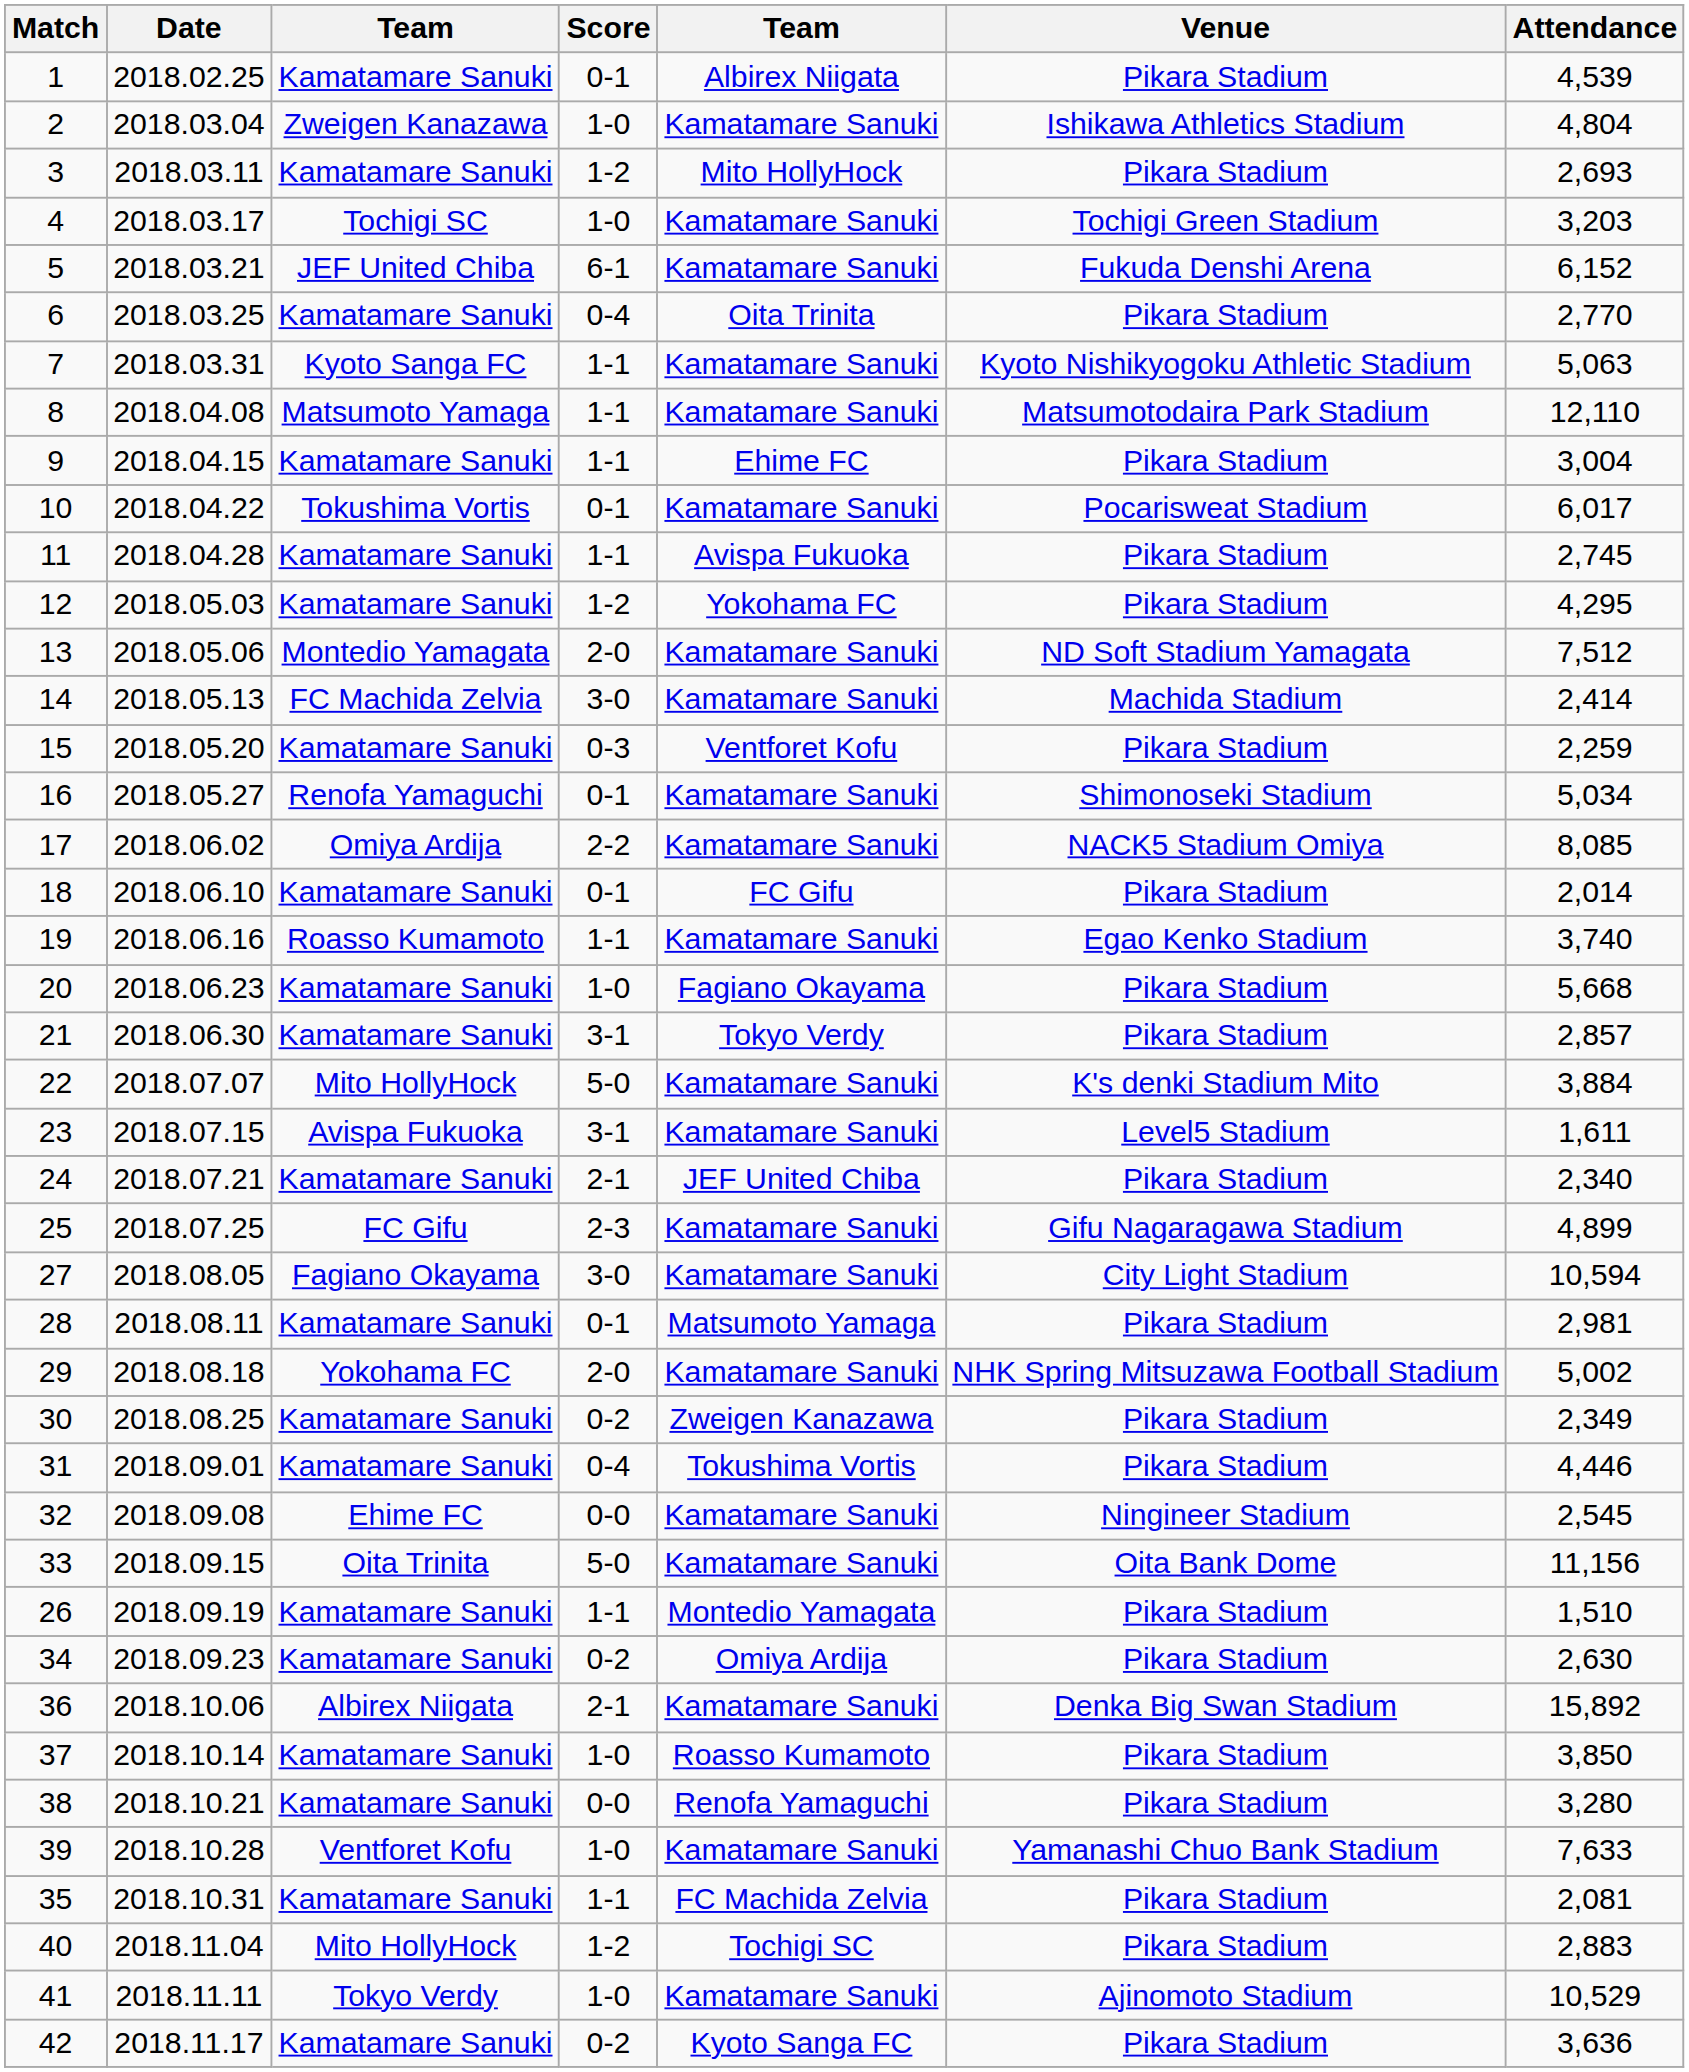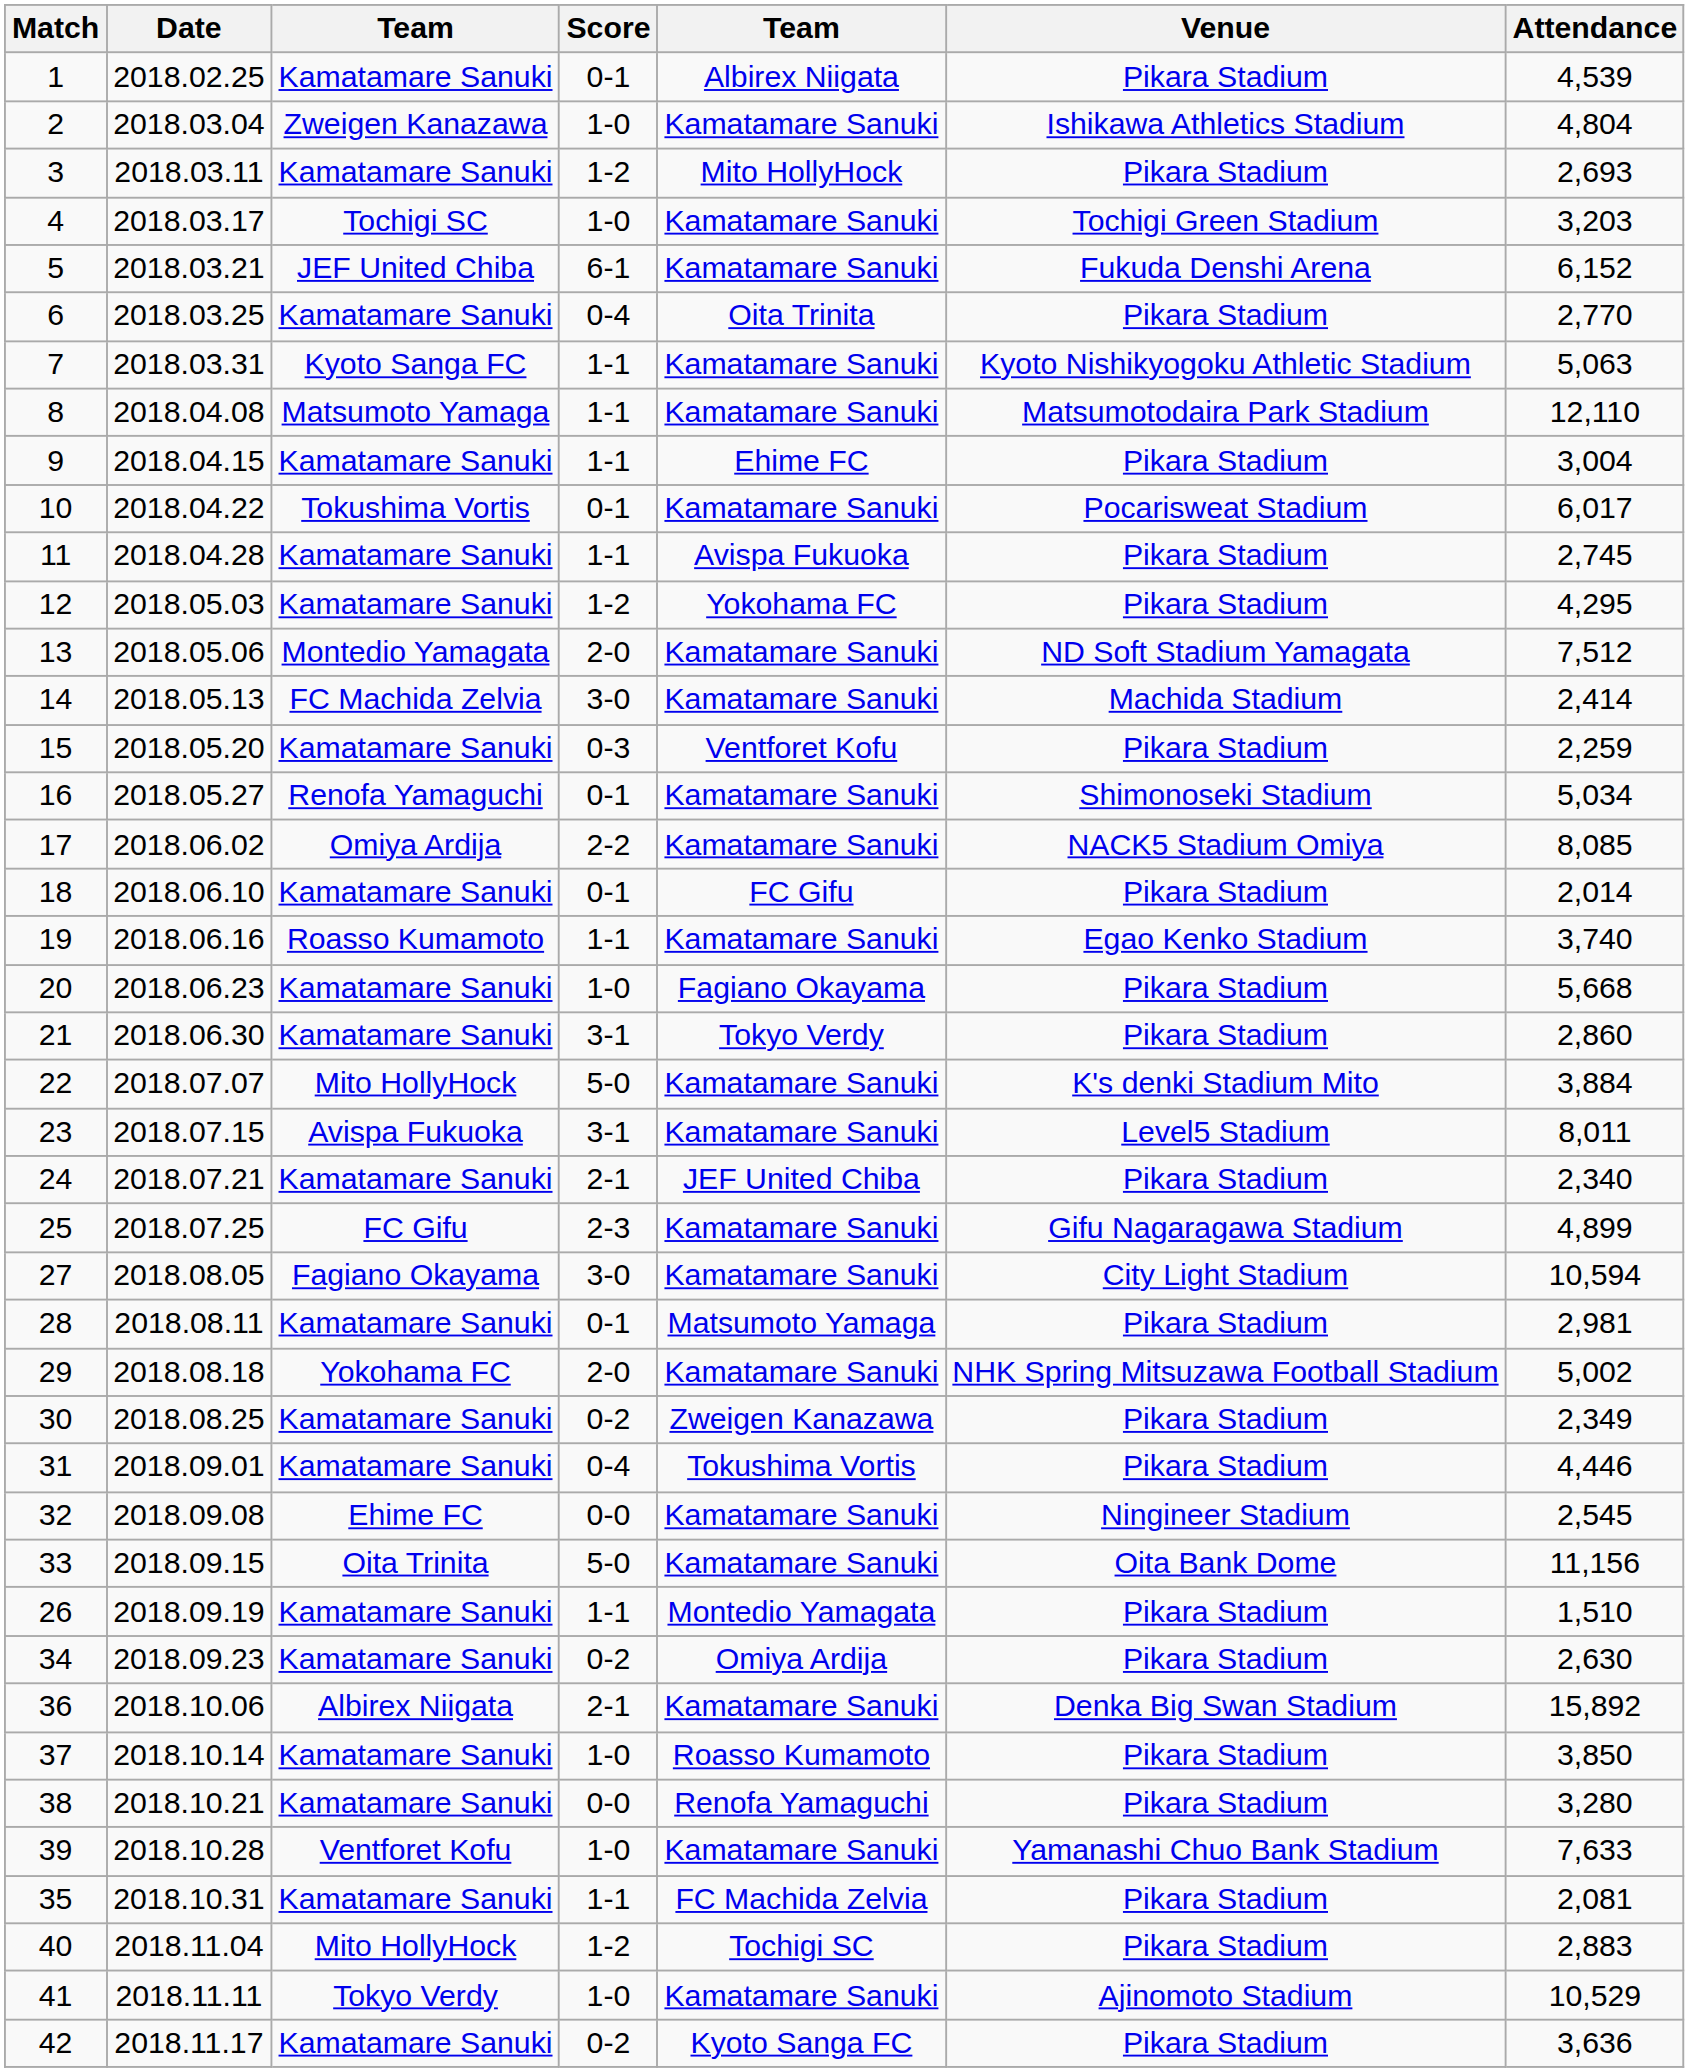(1595, 1035) 2,857 -> (1595, 1035) 2,860
(1595, 1131) 1,611 -> (1595, 1131) 8,011
